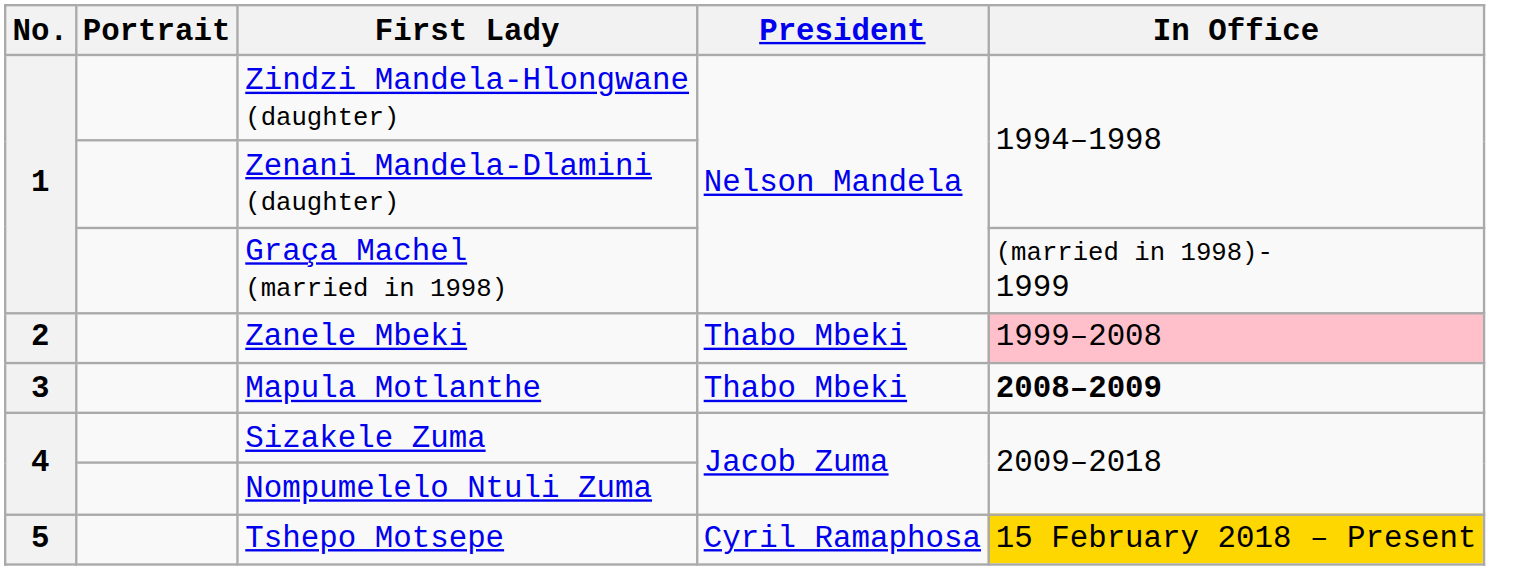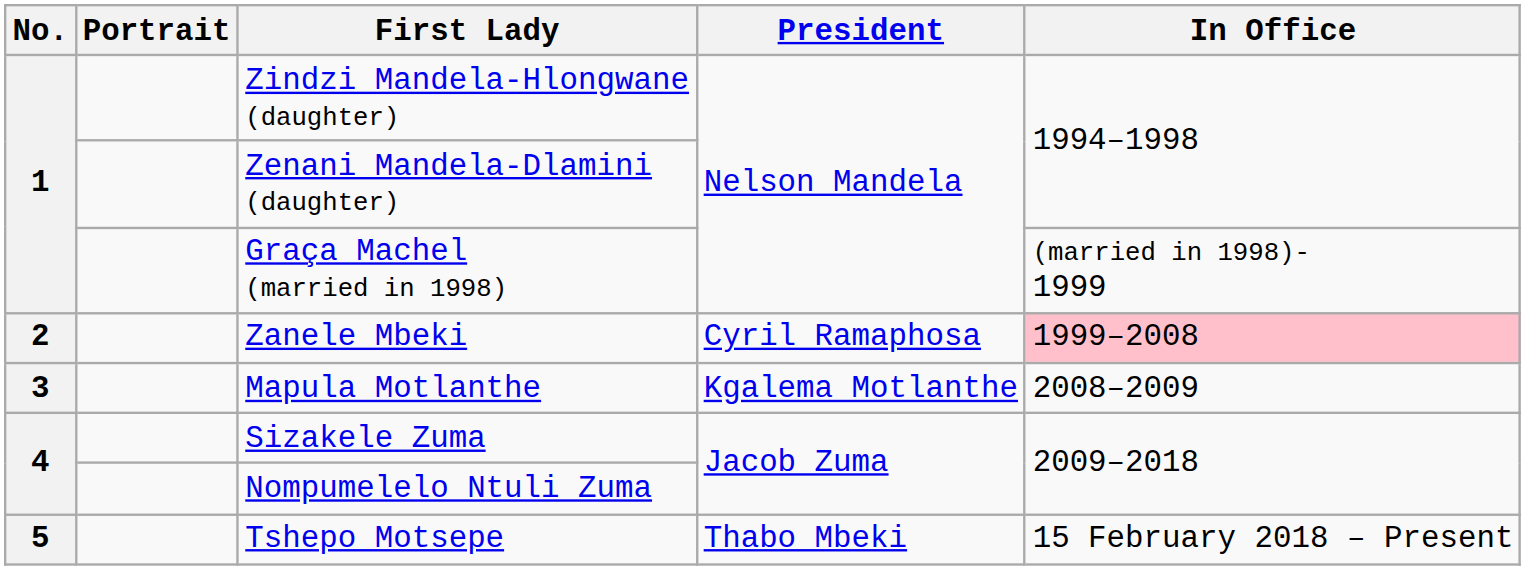(805, 338) Thabo Mbeki -> (842, 338) Cyril Ramaphosa
(805, 388) Thabo Mbeki -> (861, 388) Kgalema Motlanthe
(1079, 388) bold -> (1116, 388) normal
(842, 539) Cyril Ramaphosa -> (805, 539) Thabo Mbeki
(1236, 539) gold background -> (1273, 539) no background
